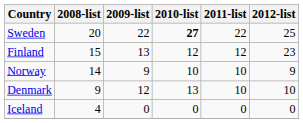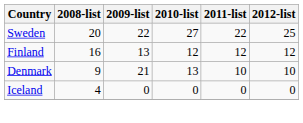(192, 33) bold -> (192, 33) normal
(95, 52) 15 -> (95, 52) 16
(289, 52) 23 -> (289, 52) 12
- row: (26, 71)
(144, 90) 12 -> (144, 71) 21
